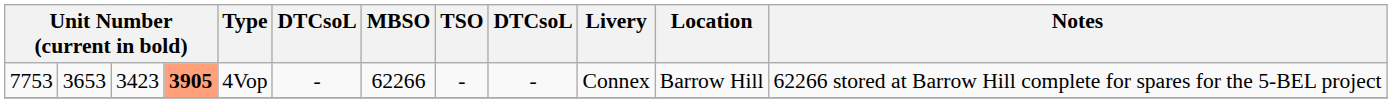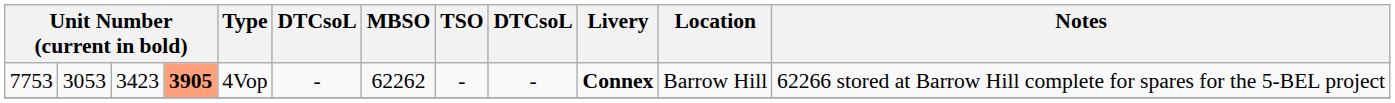(84, 80) 3653 -> (84, 80) 3053
(398, 80) 62266 -> (398, 80) 62262
(616, 80) normal -> (618, 80) bold
